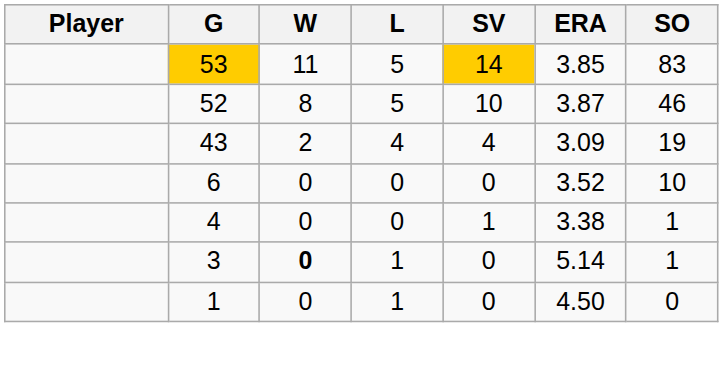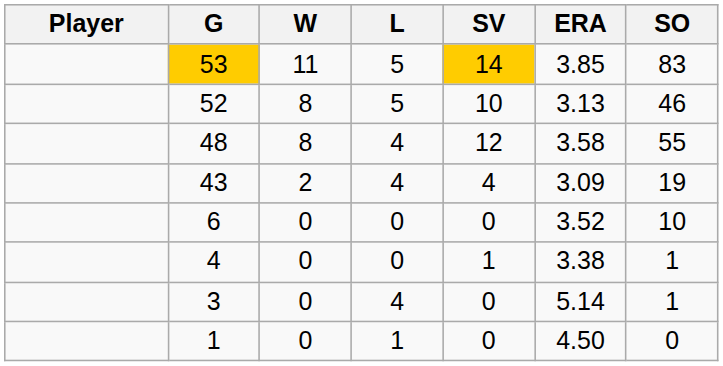(581, 103) 3.87 -> (581, 103) 3.13
+ row: (214, 143)
(305, 261) bold -> (305, 301) normal
(397, 261) 1 -> (397, 301) 4
